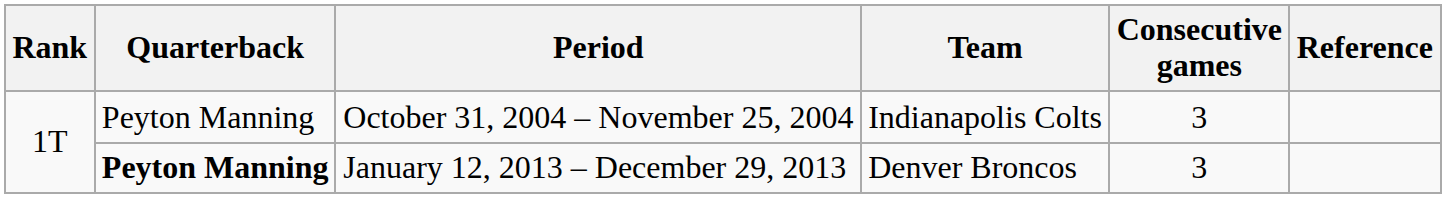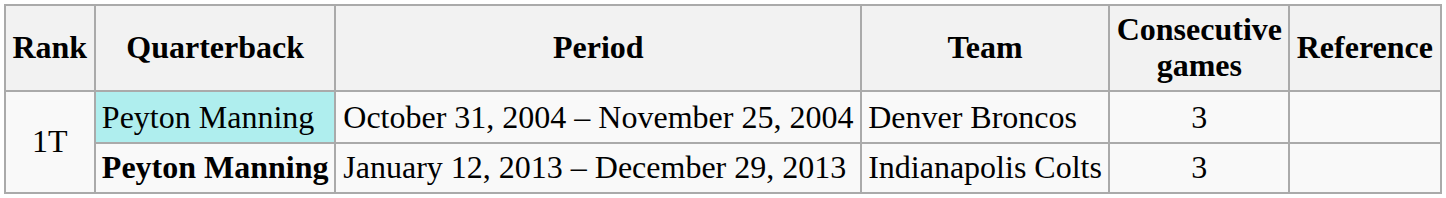(208, 116) no background -> (208, 116) paleturquoise background
(985, 116) Indianapolis Colts -> (973, 116) Denver Broncos
(973, 167) Denver Broncos -> (985, 167) Indianapolis Colts
